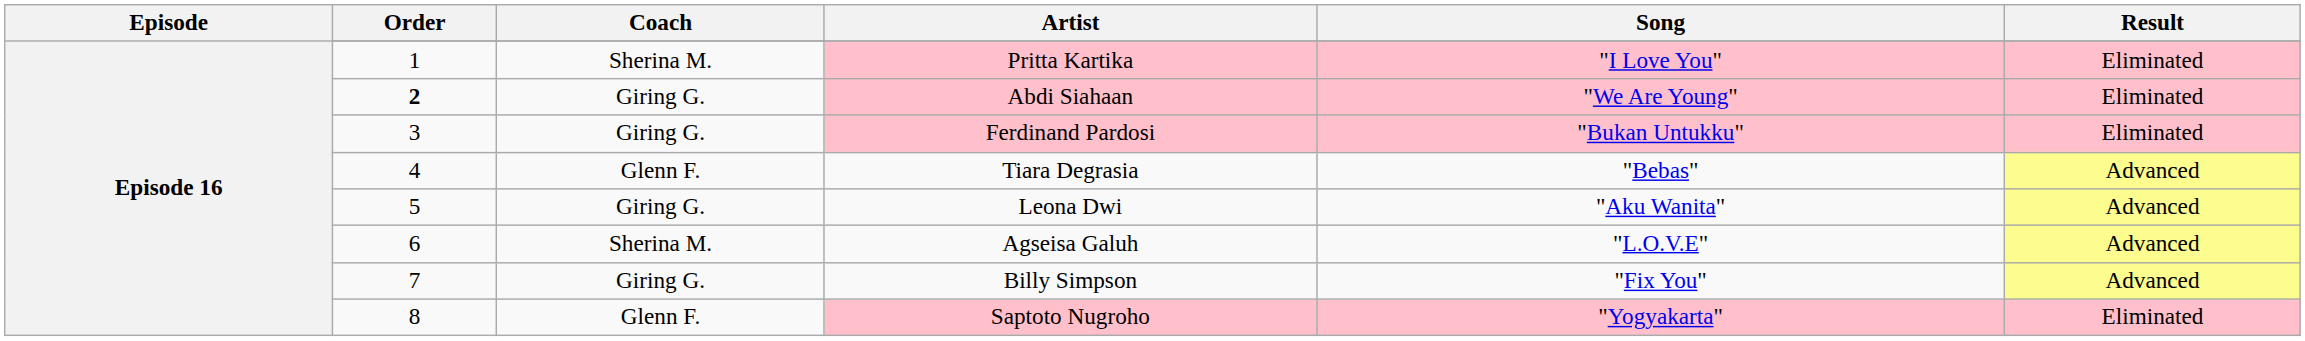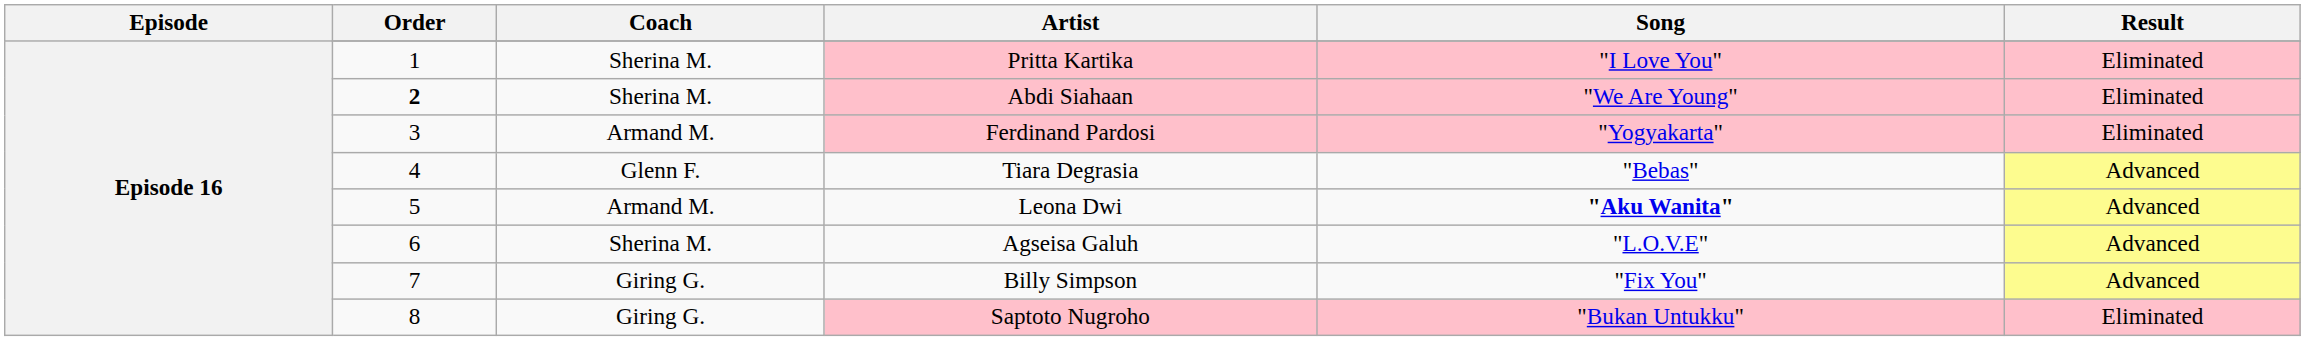(661, 96) Giring G. -> (661, 96) Sherina M.
(661, 133) Giring G. -> (661, 133) Armand M.
(1661, 133) "Bukan Untukku" -> (1661, 133) "Yogyakarta"
(661, 206) Giring G. -> (661, 206) Armand M.
(1661, 206) normal -> (1661, 206) bold
(661, 317) Glenn F. -> (661, 317) Giring G.
(1661, 317) "Yogyakarta" -> (1661, 317) "Bukan Untukku"
